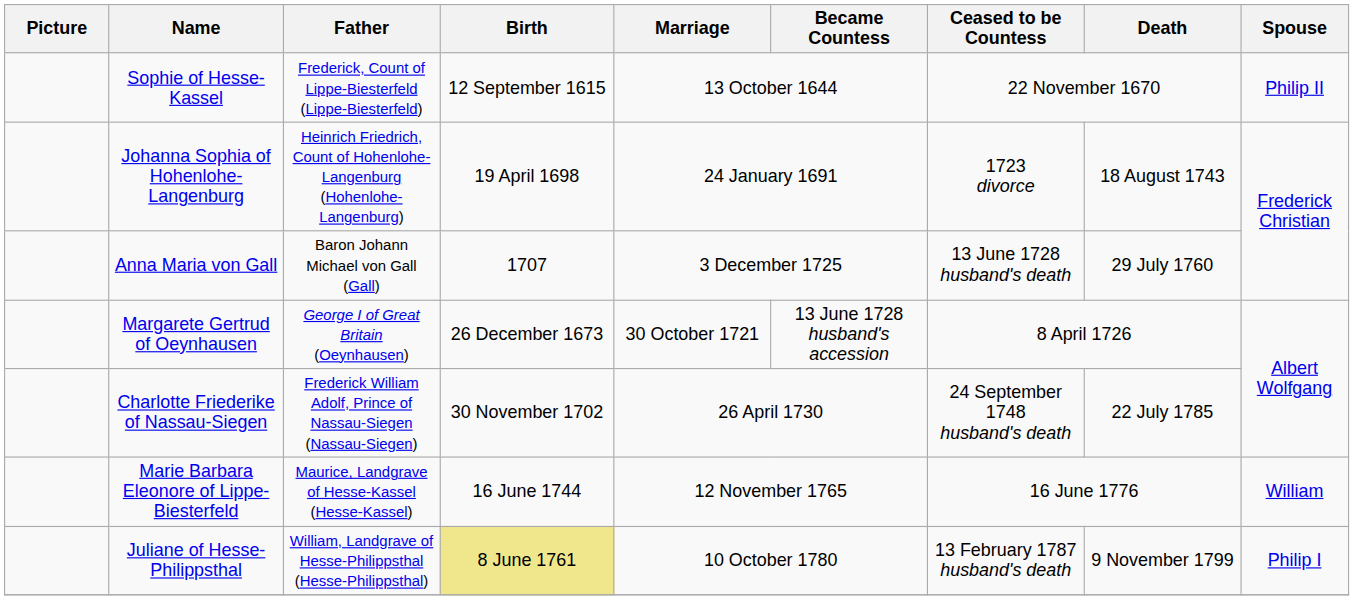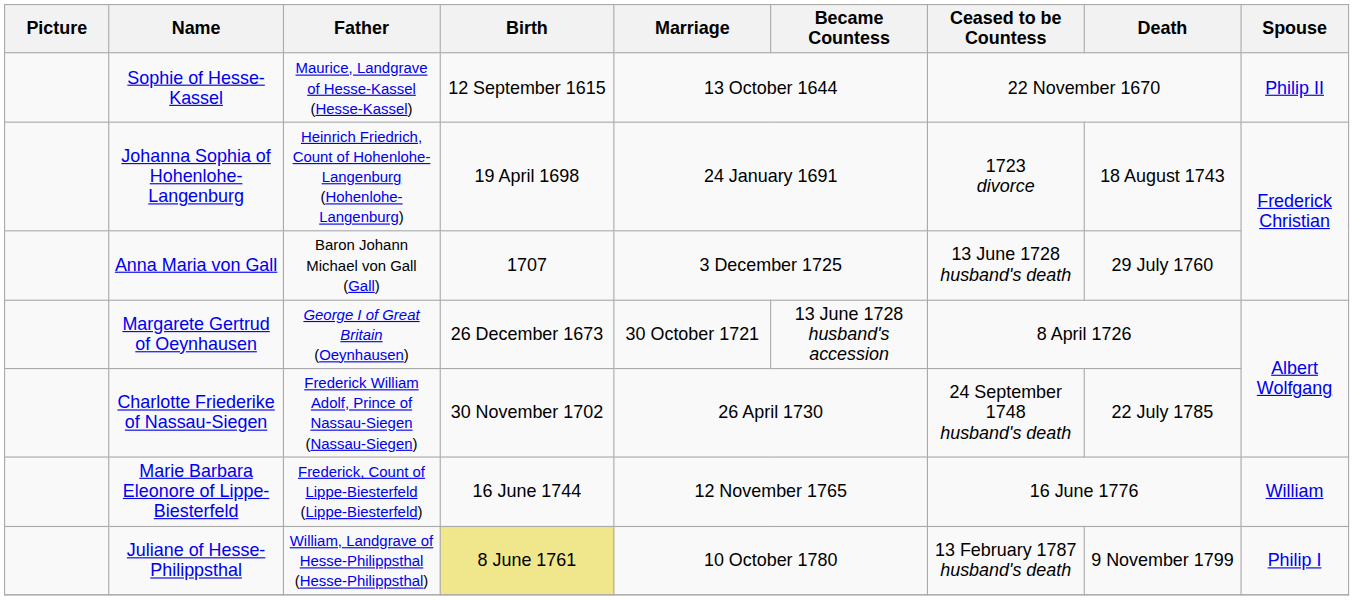(362, 88) Frederick, Count of Lippe-Biesterfeld (Lippe-Biesterfeld) -> (362, 88) Maurice, Landgrave of Hesse-Kassel (Hesse-Kassel)
(362, 492) Maurice, Landgrave of Hesse-Kassel (Hesse-Kassel) -> (362, 492) Frederick, Count of Lippe-Biesterfeld (Lippe-Biesterfeld)
